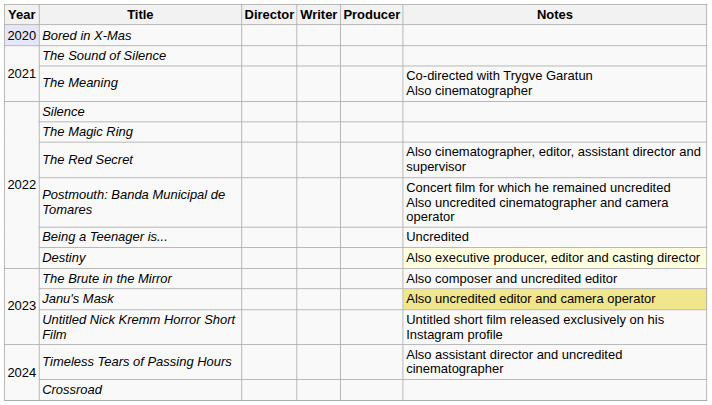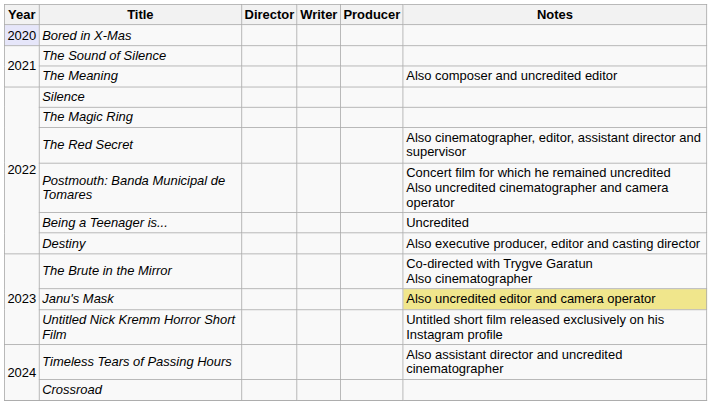(500, 83) Co-directed with Trygve Garatun Also cinematographer -> (512, 76) Also composer and uncredited editor
(553, 258) lightyellow background -> (553, 243) no background
(512, 278) Also composer and uncredited editor -> (500, 271) Co-directed with Trygve Garatun Also cinematographer
